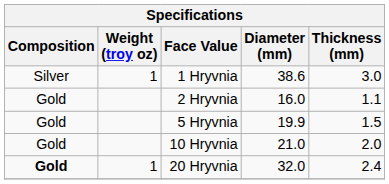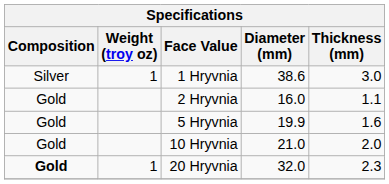(371, 122) 1.5 -> (371, 122) 1.6
(371, 167) 2.4 -> (371, 167) 2.3
